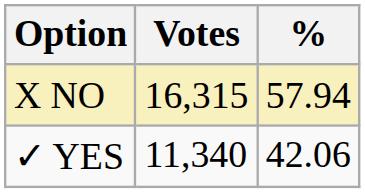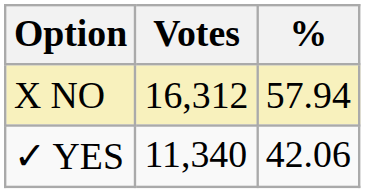(197, 94) 16,315 -> (197, 94) 16,312
